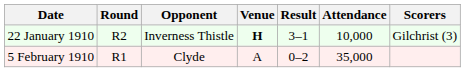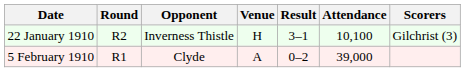(257, 35) bold -> (257, 35) normal
(354, 35) 10,000 -> (354, 35) 10,100
(354, 56) 35,000 -> (354, 56) 39,000
